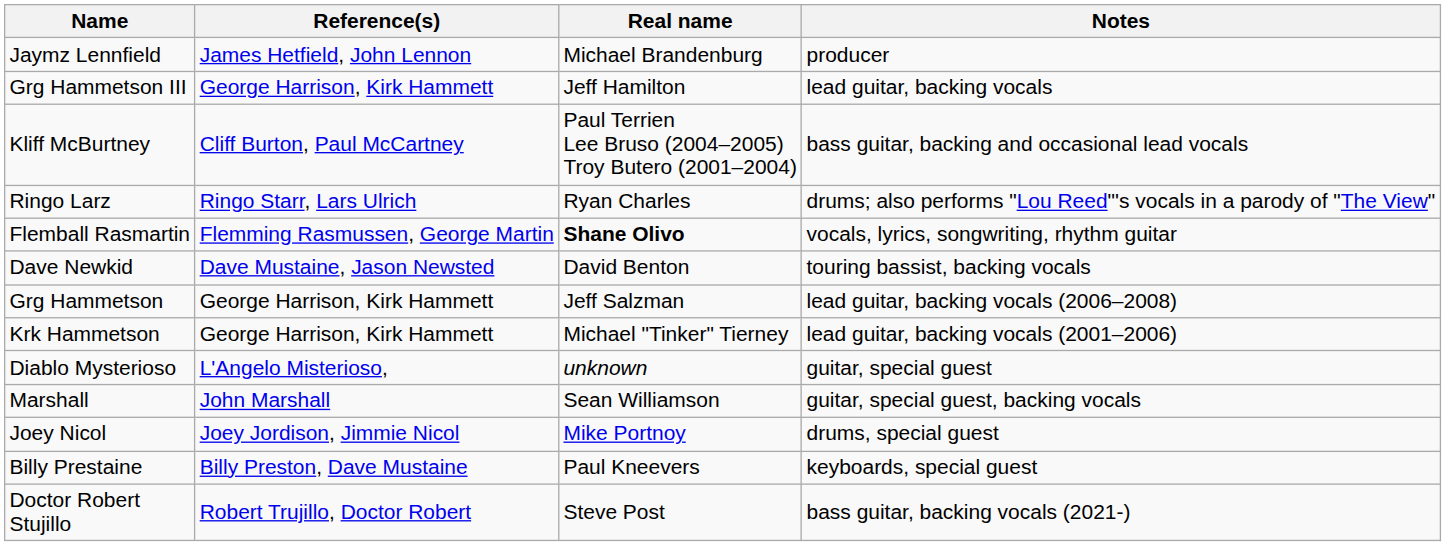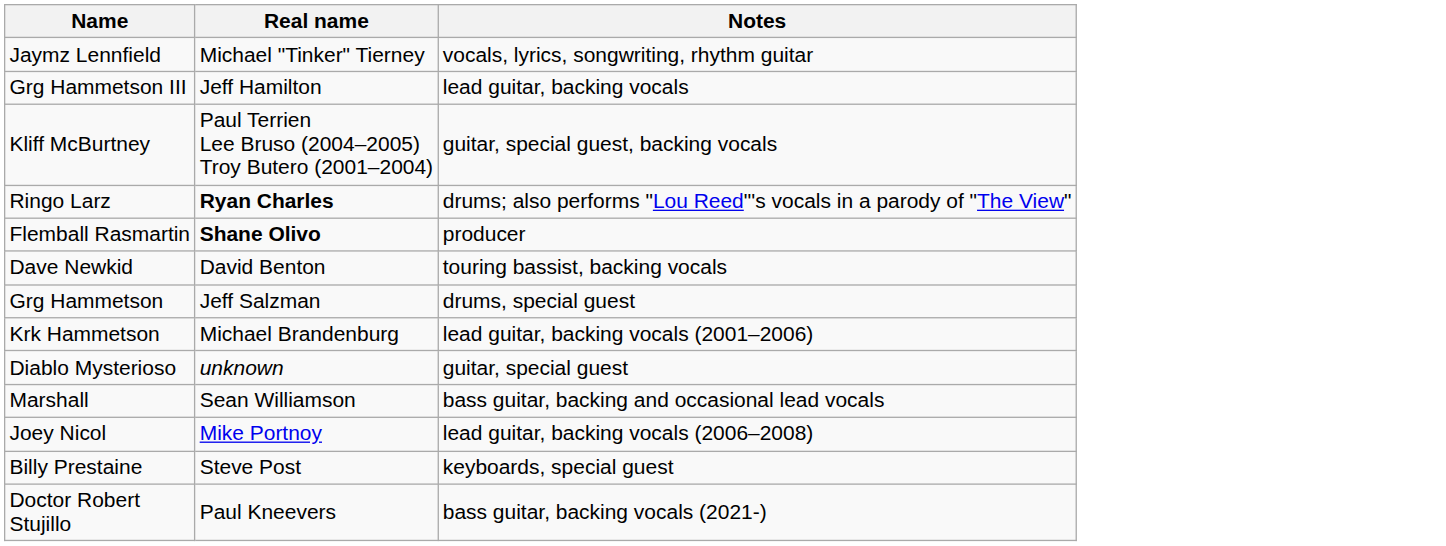- column: (377, 21)
(663, 54) Michael Brandenburg -> (312, 54) Michael "Tinker" Tierney
(848, 54) producer -> (628, 54) vocals, lyrics, songwriting, rhythm guitar
(1027, 144) bass guitar, backing and occasional lead vocals -> (610, 144) guitar, special guest, backing vocals
(627, 201) normal -> (267, 201) bold
(992, 234) vocals, lyrics, songwriting, rhythm guitar -> (484, 234) producer
(992, 300) lead guitar, backing vocals (2006–2008) -> (539, 300) drums, special guest
(676, 334) Michael "Tinker" Tierney -> (299, 334) Michael Brandenburg
(974, 400) guitar, special guest, backing vocals -> (664, 400) bass guitar, backing and occasional lead vocals
(903, 433) drums, special guest -> (628, 433) lead guitar, backing vocals (2006–2008)
(632, 467) Paul Kneevers -> (250, 467) Steve Post
(614, 512) Steve Post -> (268, 512) Paul Kneevers
